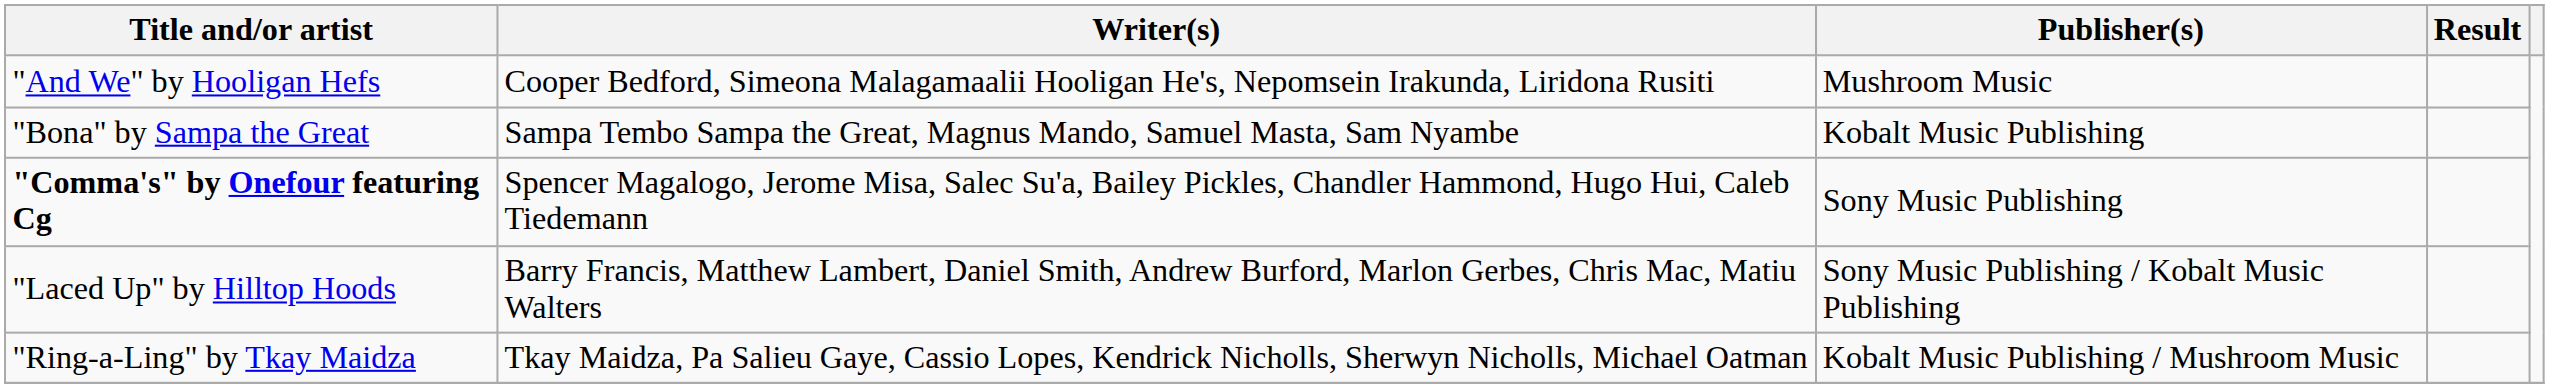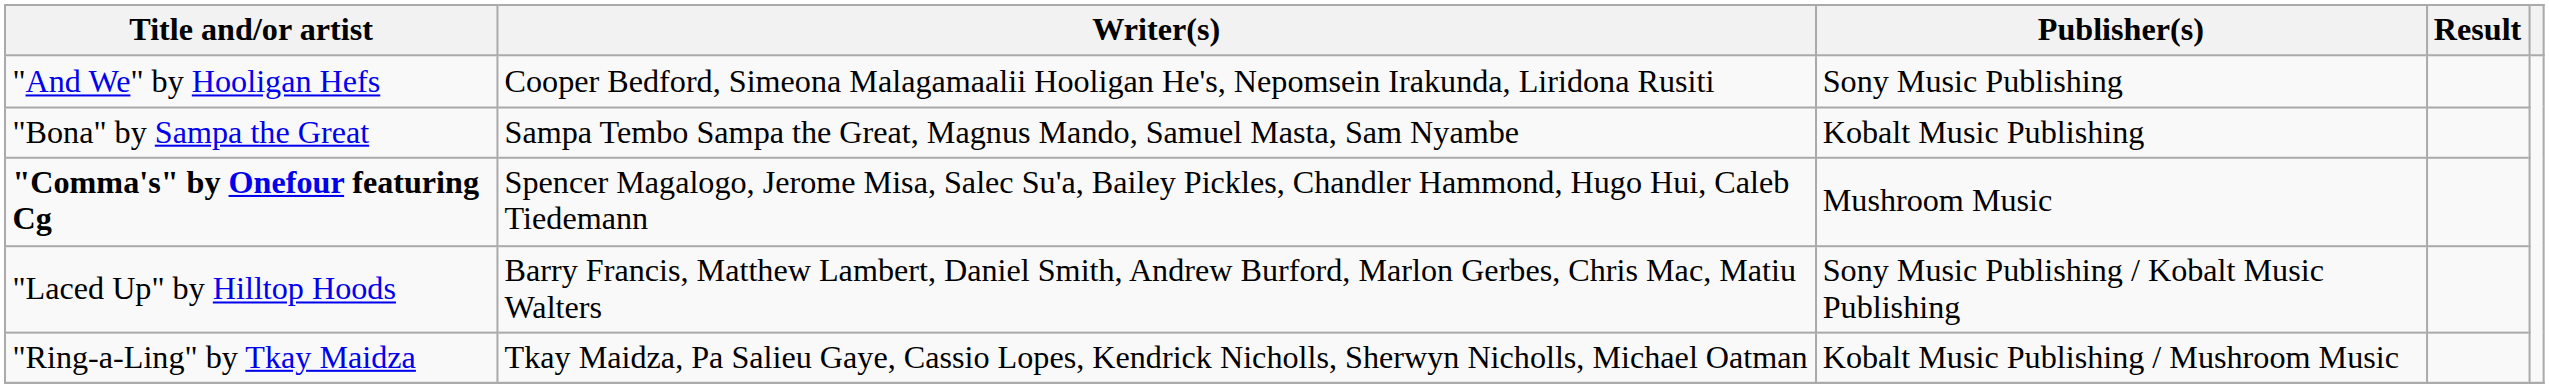(1938, 81) Mushroom Music -> (1973, 81) Sony Music Publishing
(1973, 201) Sony Music Publishing -> (1938, 201) Mushroom Music
